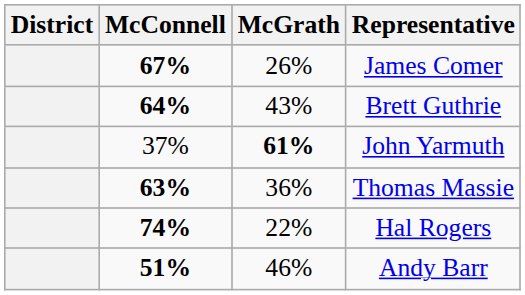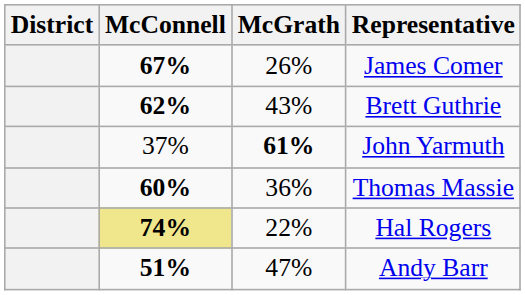(165, 106) 64% -> (165, 106) 62%
(165, 187) 63% -> (165, 187) 60%
(165, 227) no background -> (165, 227) khaki background
(289, 268) 46% -> (289, 268) 47%
